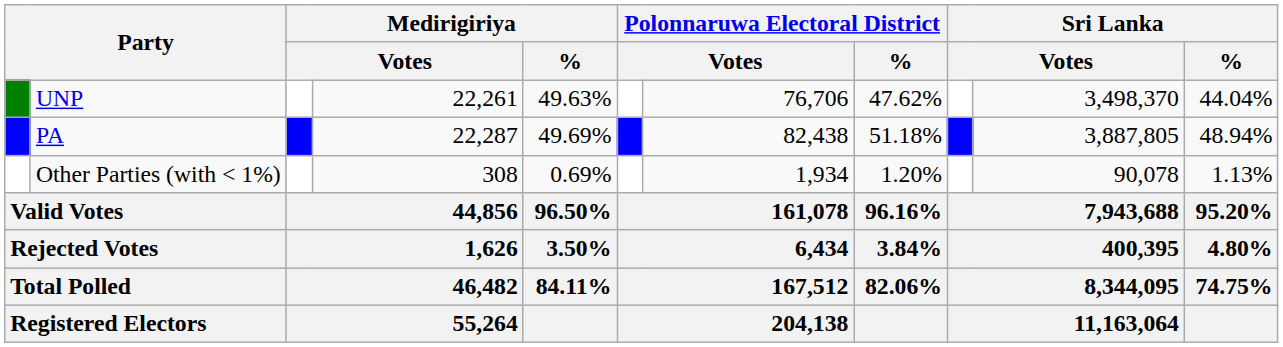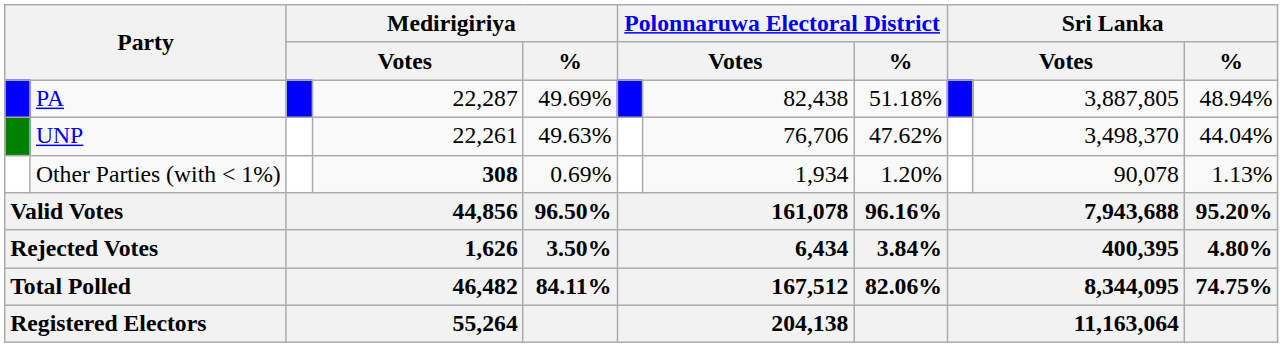rows swapped: (50, 135) <-> (60, 98)
(500, 173) normal -> (500, 173) bold
